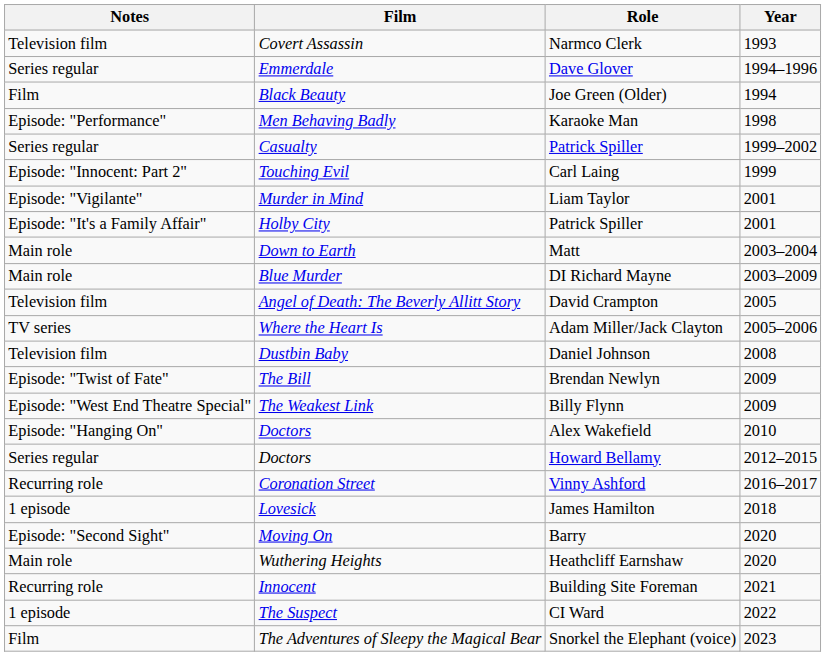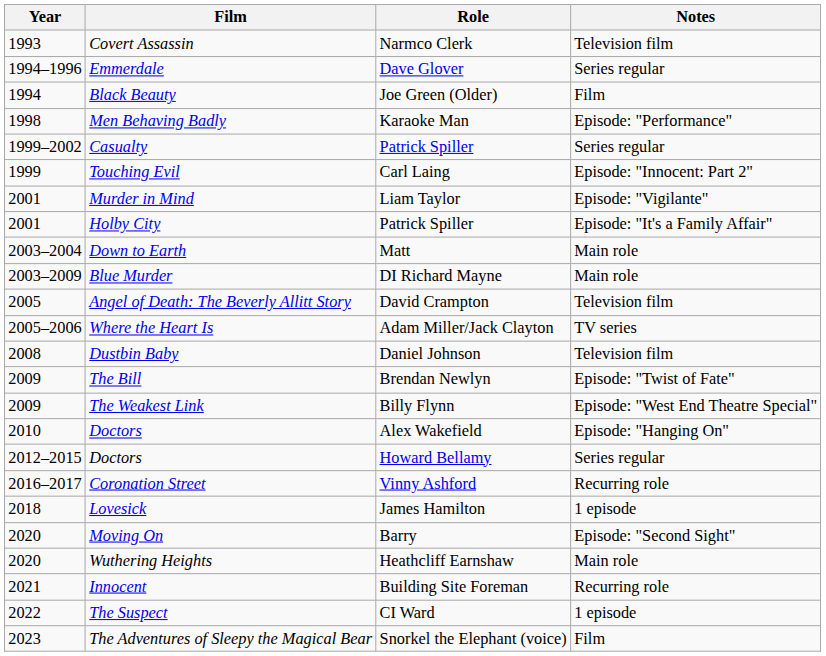columns swapped: (780, 17) <-> (130, 17)
